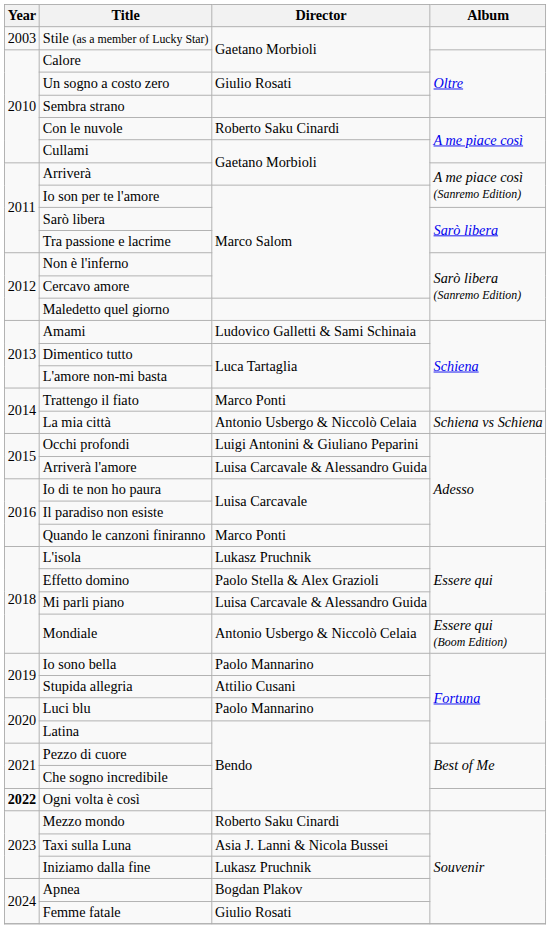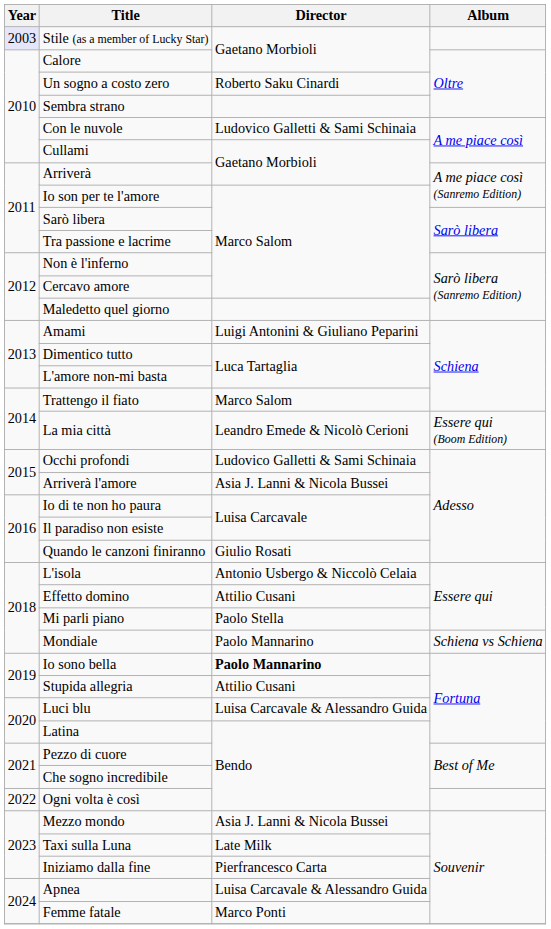(22, 38) no background -> (22, 38) lavender background
(253, 83) Giulio Rosati -> (277, 83) Roberto Saku Cinardi
(277, 128) Roberto Saku Cinardi -> (316, 128) Ludovico Galletti & Sami Schinaia
(316, 331) Ludovico Galletti & Sami Schinaia -> (317, 331) Luigi Antonini & Giuliano Peparini
(250, 399) Marco Ponti -> (254, 399) Marco Salom
(316, 422) Antonio Usbergo & Niccolò Celaia -> (312, 430) Leandro Emede & Nicolò Cerioni
(488, 422) Schiena vs Schiena -> (470, 430) Essere qui (Boom Edition)
(317, 444) Luigi Antonini & Giuliano Peparini -> (316, 460) Ludovico Galletti & Sami Schinaia
(321, 467) Luisa Carcavale & Alessandro Guida -> (302, 483) Asia J. Lanni & Nicola Bussei
(250, 535) Marco Ponti -> (253, 551) Giulio Rosati
(263, 557) Lukasz Pruchnik -> (316, 573) Antonio Usbergo & Niccolò Celaia
(297, 580) Paolo Stella & Alex Grazioli -> (255, 596) Attilio Cusani
(321, 602) Luisa Carcavale & Alessandro Guida -> (249, 618) Paolo Stella
(316, 633) Antonio Usbergo & Niccolò Celaia -> (264, 641) Paolo Mannarino
(470, 633) Essere qui (Boom Edition) -> (488, 641) Schiena vs Schiena
(264, 664) normal -> (268, 664) bold
(264, 709) Paolo Mannarino -> (321, 709) Luisa Carcavale & Alessandro Guida
(22, 799) bold -> (22, 799) normal
(277, 822) Roberto Saku Cinardi -> (302, 822) Asia J. Lanni & Nicola Bussei
(302, 844) Asia J. Lanni & Nicola Bussei -> (243, 844) Late Milk
(263, 867) Lukasz Pruchnik -> (271, 867) Pierfrancesco Carta
(259, 889) Bogdan Plakov -> (321, 889) Luisa Carcavale & Alessandro Guida
(253, 912) Giulio Rosati -> (250, 912) Marco Ponti
